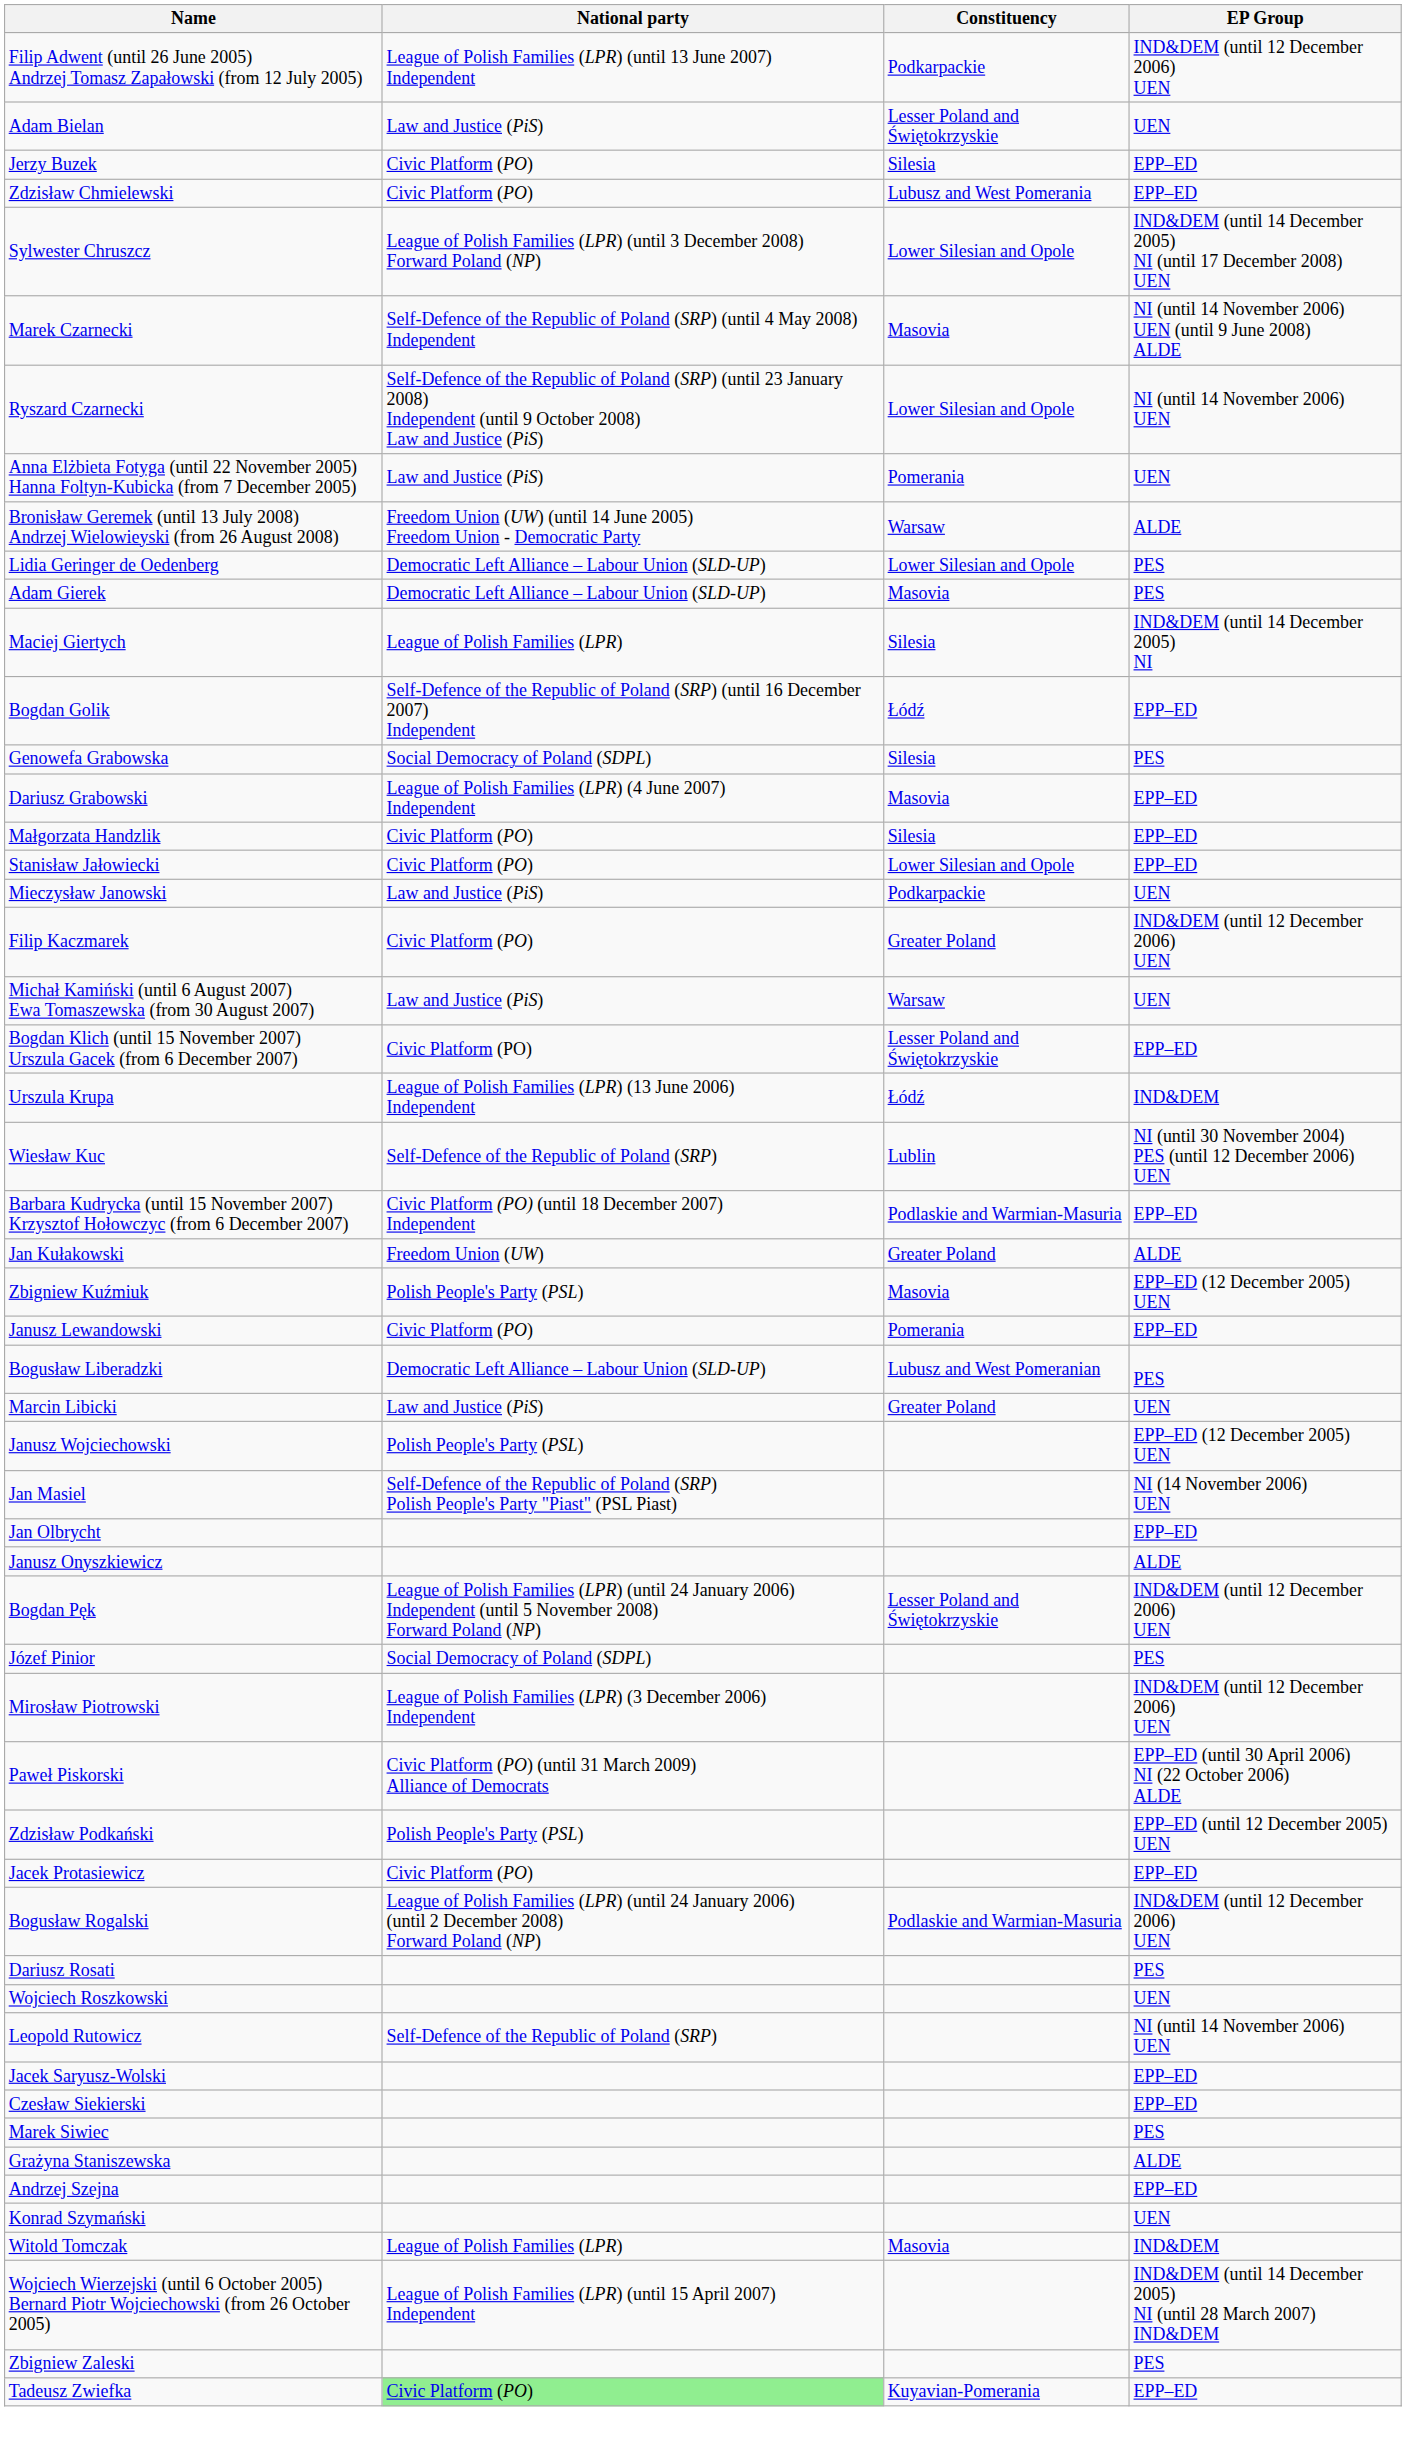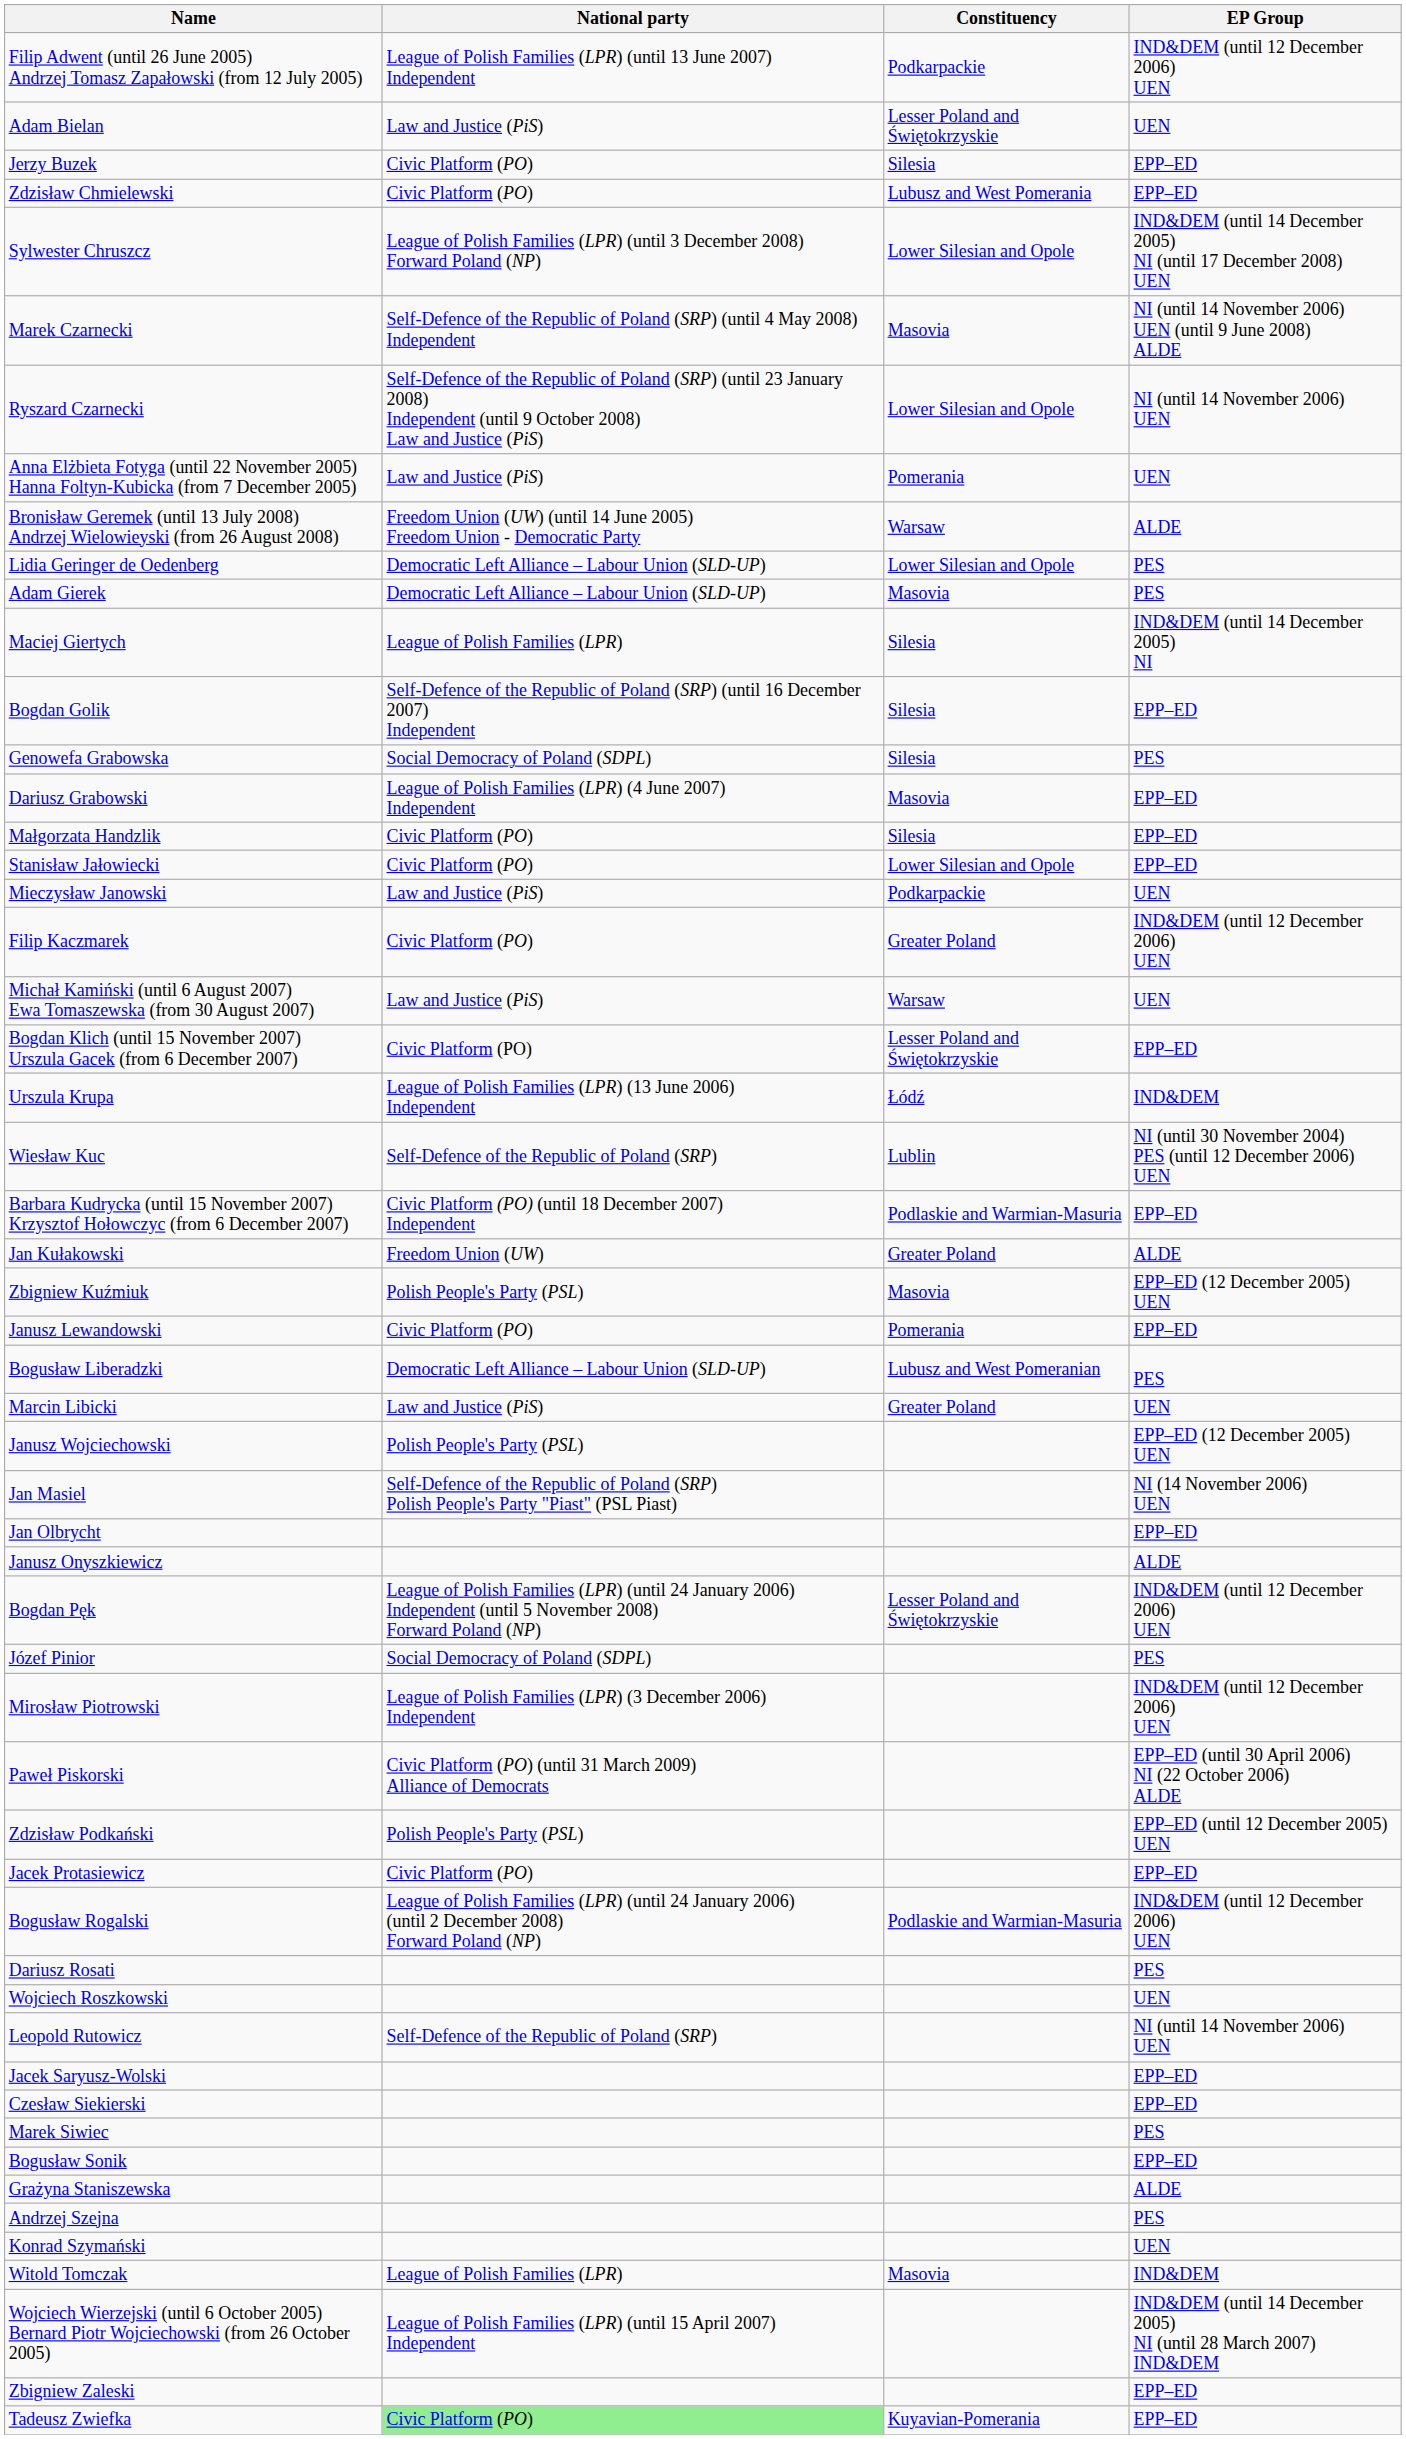(906, 710) Łódź -> (912, 710) Silesia
+ row: (68, 2160)
(1165, 2189) EPP–ED -> (1149, 2217) PES
(1149, 2363) PES -> (1165, 2391) EPP–ED
